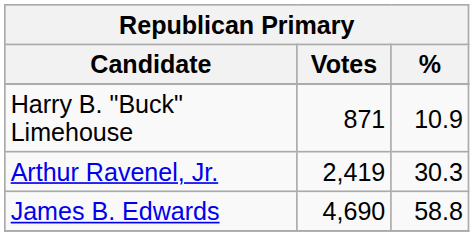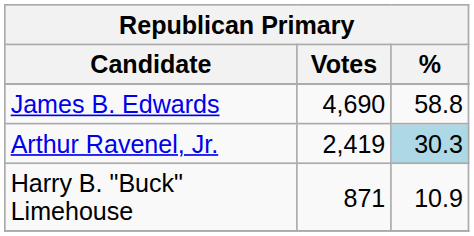rows swapped: (115, 212) <-> (97, 118)
(439, 172) no background -> (439, 144) lightblue background
